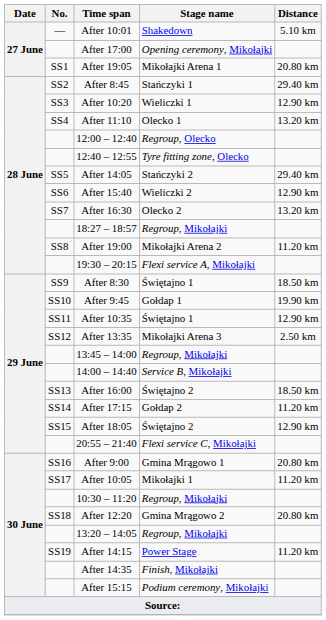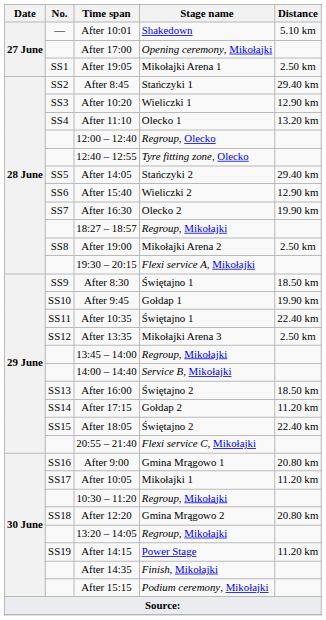(298, 66) 20.80 km -> (298, 66) 2.50 km
(298, 210) 13.20 km -> (298, 210) 19.90 km
(298, 246) 11.20 km -> (298, 246) 2.50 km
(298, 318) 12.90 km -> (298, 318) 22.40 km
(298, 425) 12.90 km -> (298, 425) 22.40 km
